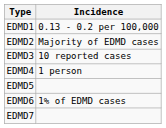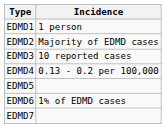(99, 27) 0.13 - 0.2 per 100,000 -> (60, 27) 1 person
(60, 71) 1 person -> (99, 71) 0.13 - 0.2 per 100,000
